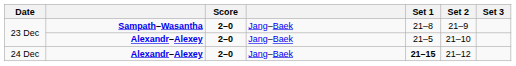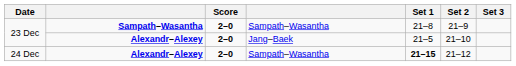(271, 26) Jang–Baek -> (289, 26) Sampath–Wasantha
(271, 54) Jang–Baek -> (289, 54) Sampath–Wasantha
